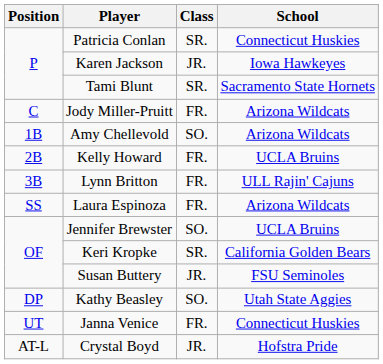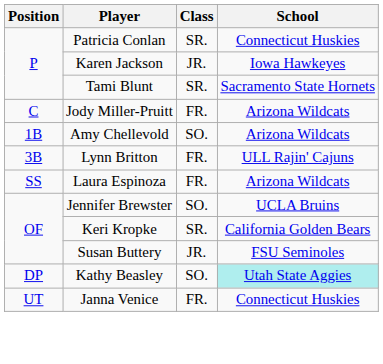- row: (119, 157)
(298, 299) no background -> (298, 275) paleturquoise background
- row: (119, 346)
